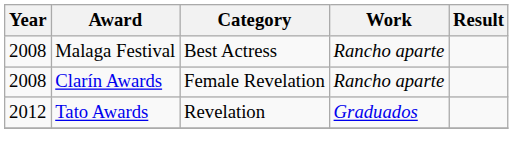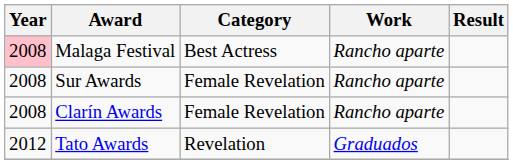(28, 51) no background -> (28, 51) pink background
+ row: (98, 82)
